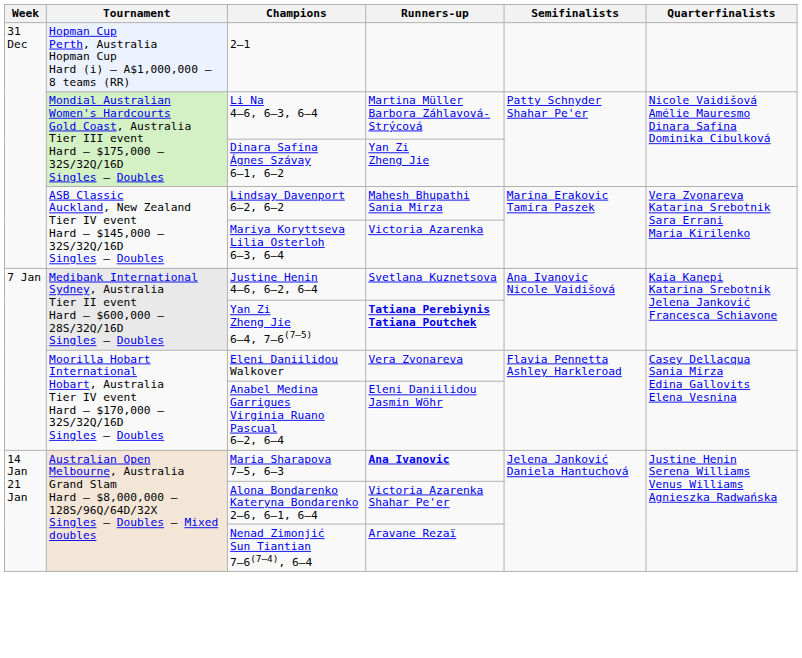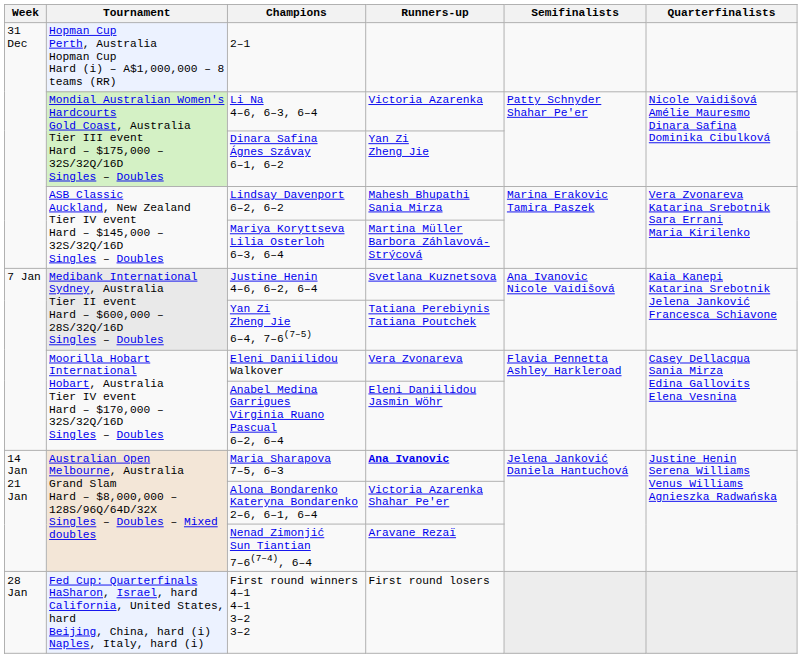(429, 114) Martina Müller Barbora Záhlavová-Strýcová -> (426, 101) Victoria Azarenka
(426, 230) Victoria Azarenka -> (429, 242) Martina Müller Barbora Záhlavová-Strýcová
(429, 316) bold -> (429, 316) normal
+ row: (294, 607)
